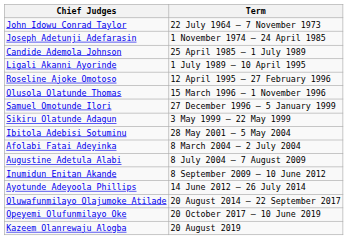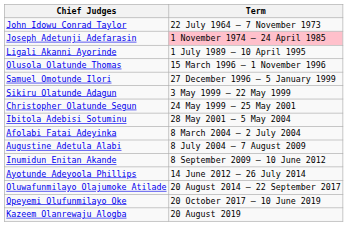(248, 38) no background -> (248, 38) pink background
- row: (64, 52)
- row: (61, 79)
+ row: (71, 106)
